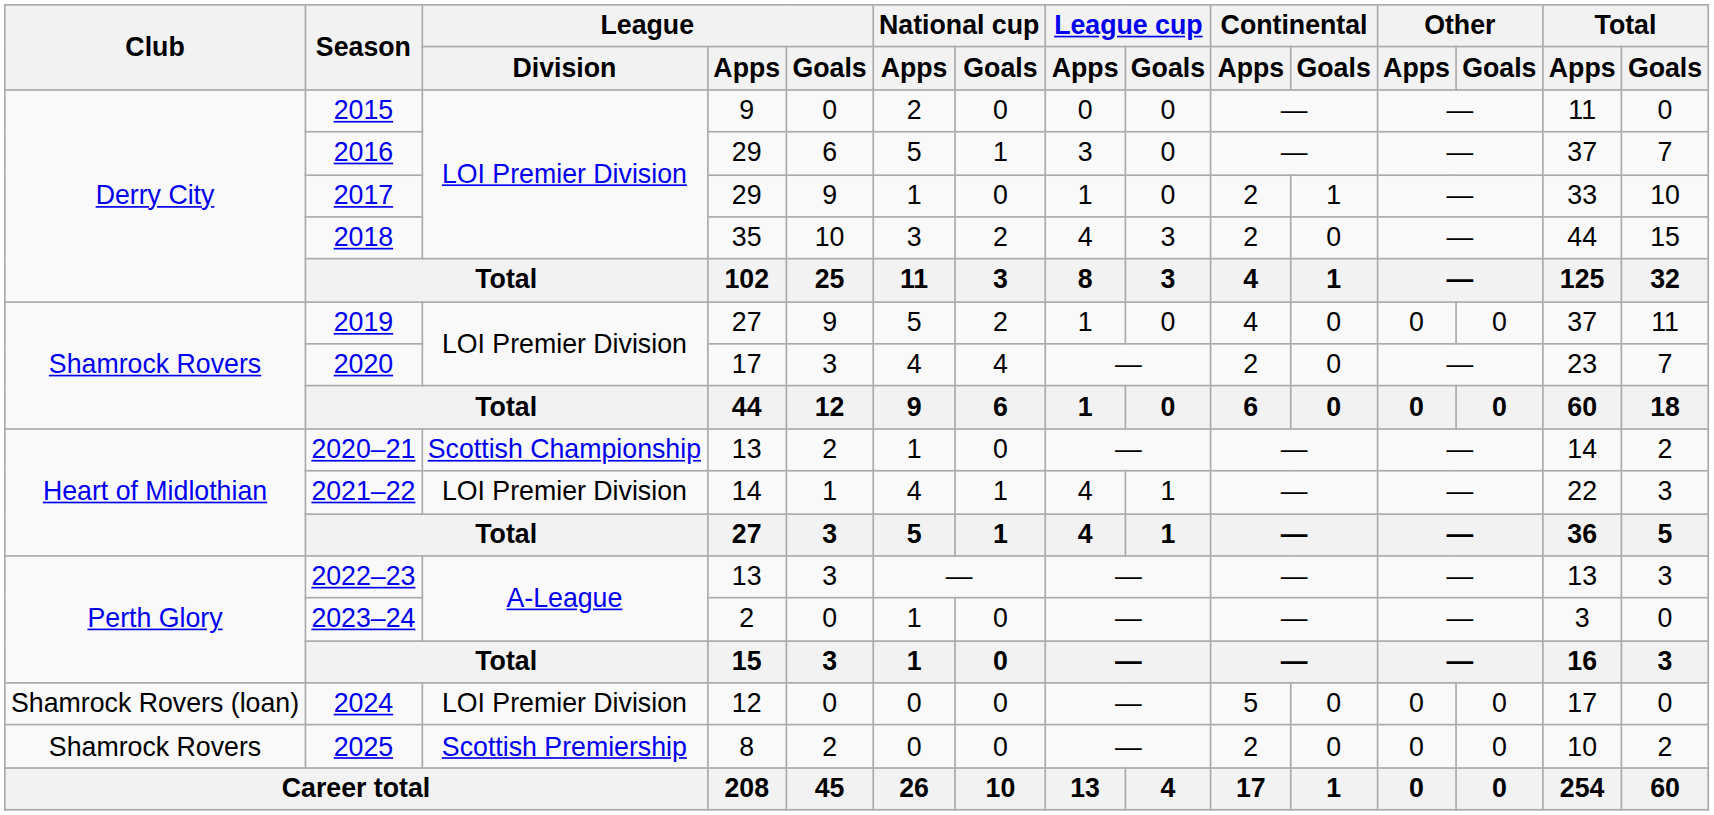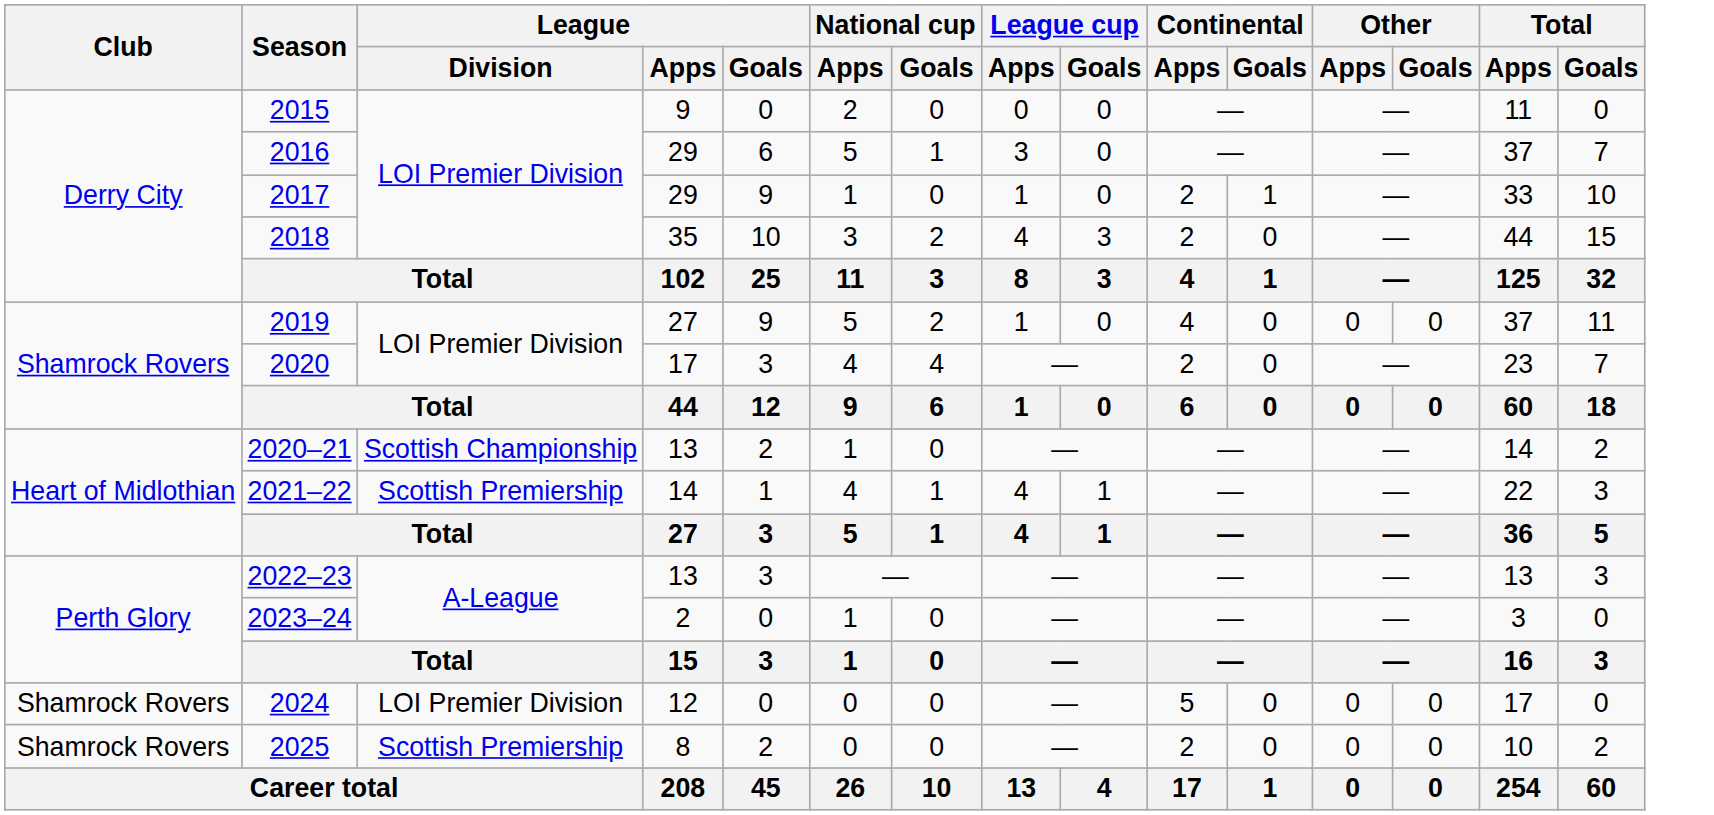(564, 491) LOI Premier Division -> (501, 491) Scottish Premiership
(155, 703) Shamrock Rovers (loan) -> (123, 703) Shamrock Rovers
